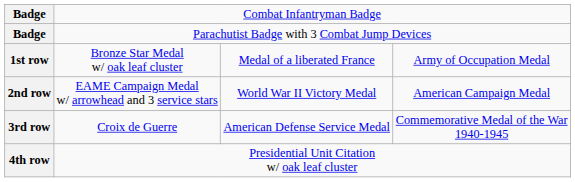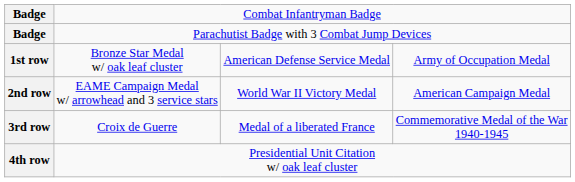(307, 60) Medal of a liberated France -> (307, 60) American Defense Service Medal
(307, 127) American Defense Service Medal -> (307, 127) Medal of a liberated France
